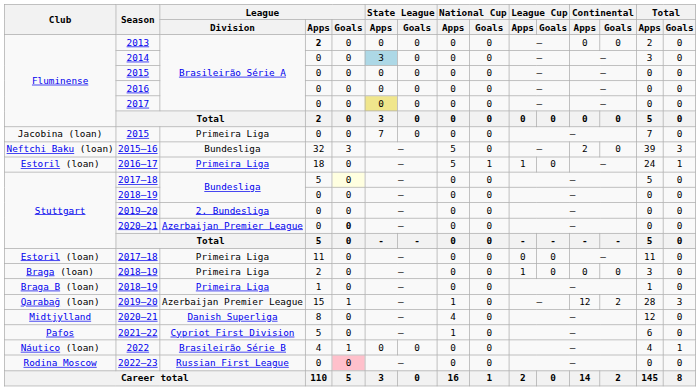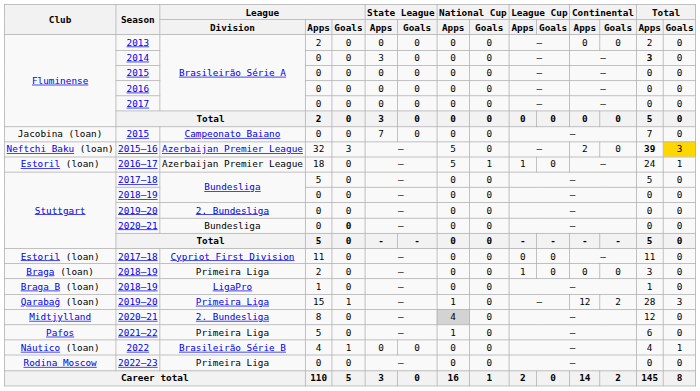(319, 42) bold -> (319, 42) normal
(381, 58) lightblue background -> (381, 58) no background
(650, 58) normal -> (650, 58) bold
(381, 104) khaki background -> (381, 104) no background
(232, 134) Primeira Liga -> (232, 134) Campeonato Baiano
(232, 149) Bundesliga -> (232, 149) Azerbaijan Premier League
(650, 149) normal -> (650, 149) bold
(680, 149) no background -> (680, 149) gold background
(232, 165) Primeira Liga -> (232, 165) Azerbaijan Premier League
(348, 180) lightyellow background -> (348, 180) no background
(232, 226) Azerbaijan Premier League -> (232, 226) Bundesliga
(232, 256) Primeira Liga -> (232, 256) Cypriot First Division
(232, 287) Primeira Liga -> (232, 287) LigaPro
(232, 302) Azerbaijan Premier League -> (232, 302) Primeira Liga
(232, 317) Danish Superliga -> (232, 317) 2. Bundesliga
(453, 317) no background -> (453, 317) lightgrey background
(232, 332) Cypriot First Division -> (232, 332) Primeira Liga
(232, 363) Russian First League -> (232, 363) Primeira Liga
(348, 363) pink background -> (348, 363) no background
